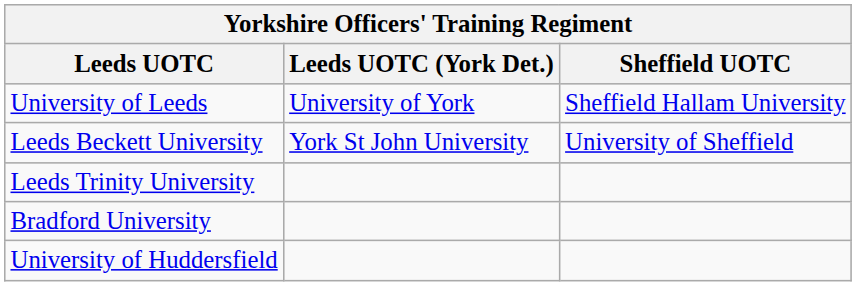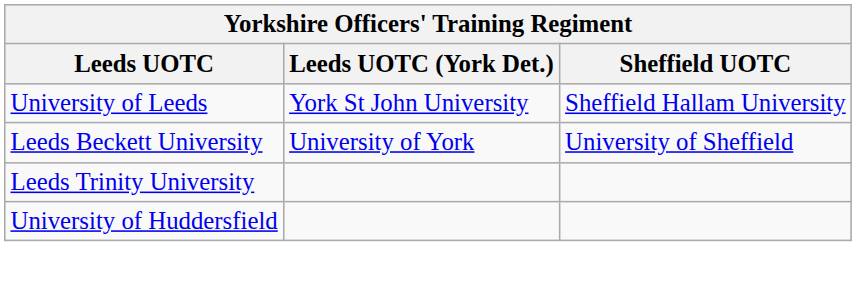(382, 102) University of York -> (409, 102) York St John University
(409, 142) York St John University -> (382, 142) University of York
- row: (111, 220)
